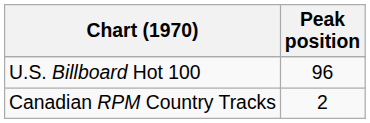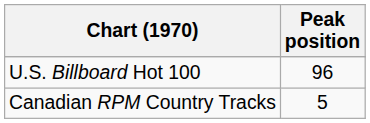(322, 103) 2 -> (322, 103) 5
